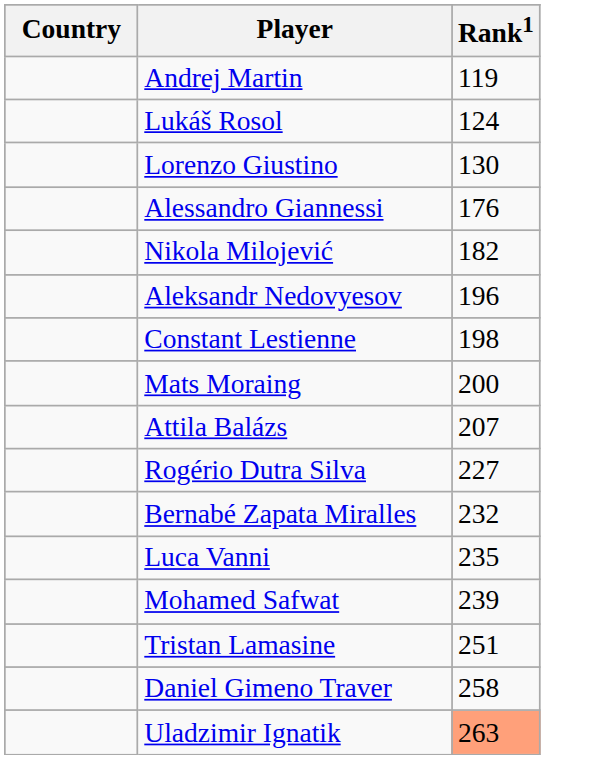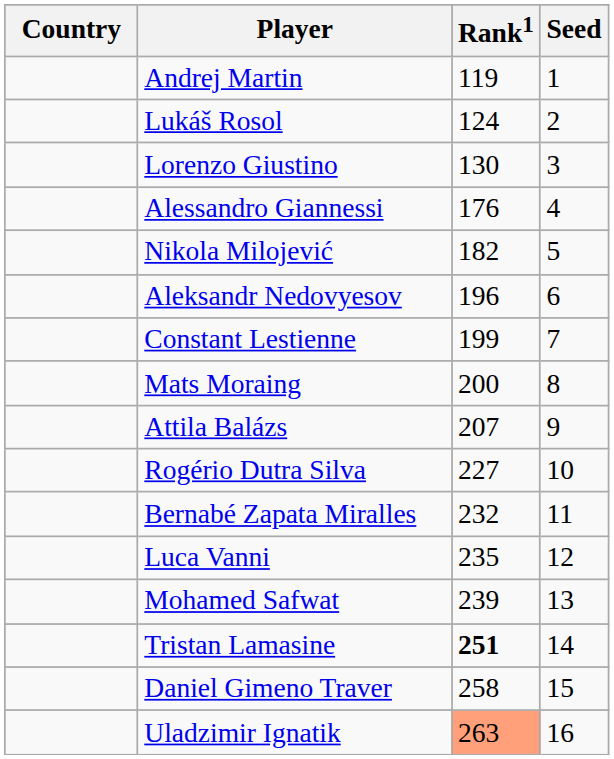+ column: (574, 30)
(479, 339) 198 -> (479, 339) 199
(479, 644) normal -> (479, 644) bold
